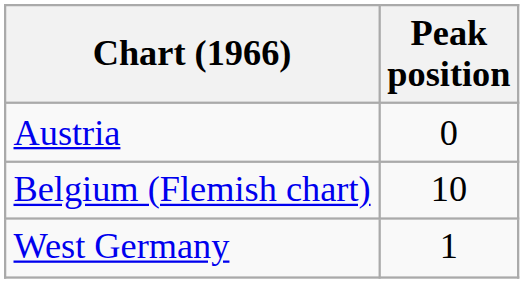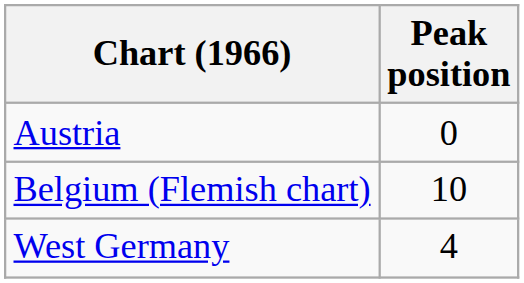(449, 246) 1 -> (449, 246) 4
